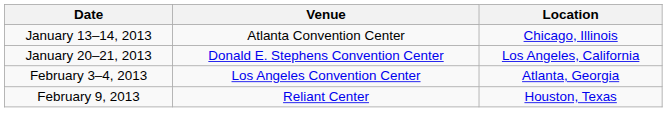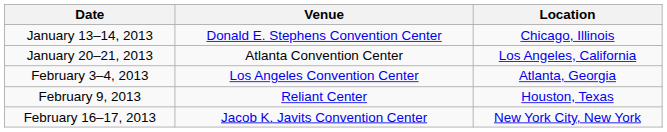(326, 35) Atlanta Convention Center -> (324, 35) Donald E. Stephens Convention Center
(326, 56) Donald E. Stephens Convention Center -> (324, 56) Atlanta Convention Center
+ row: (90, 117)
